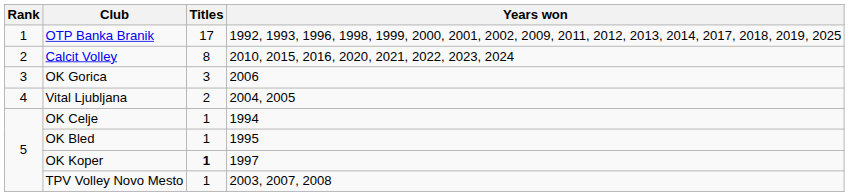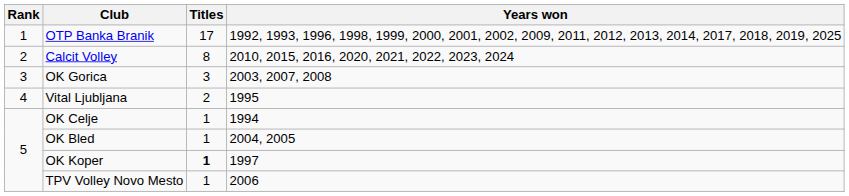(244, 77) 2006 -> (281, 77) 2003, 2007, 2008
(262, 98) 2004, 2005 -> (244, 98) 1995
(244, 139) 1995 -> (262, 139) 2004, 2005
(281, 181) 2003, 2007, 2008 -> (244, 181) 2006
